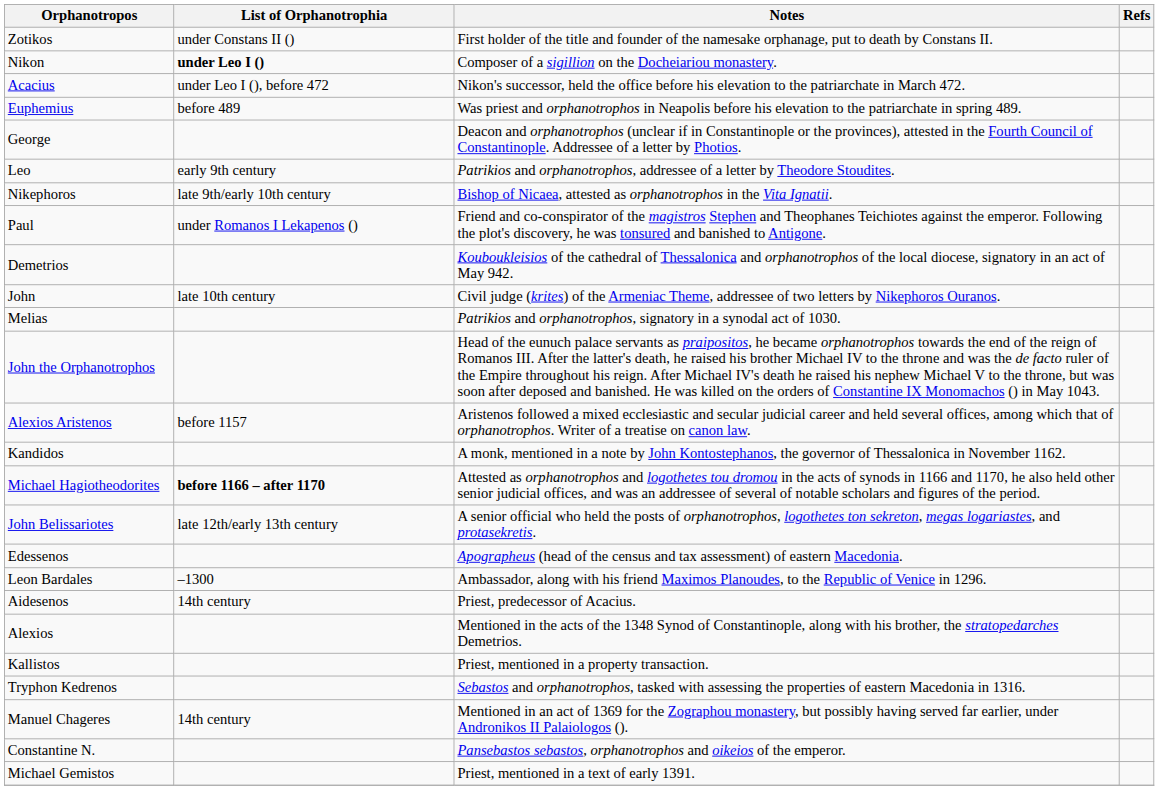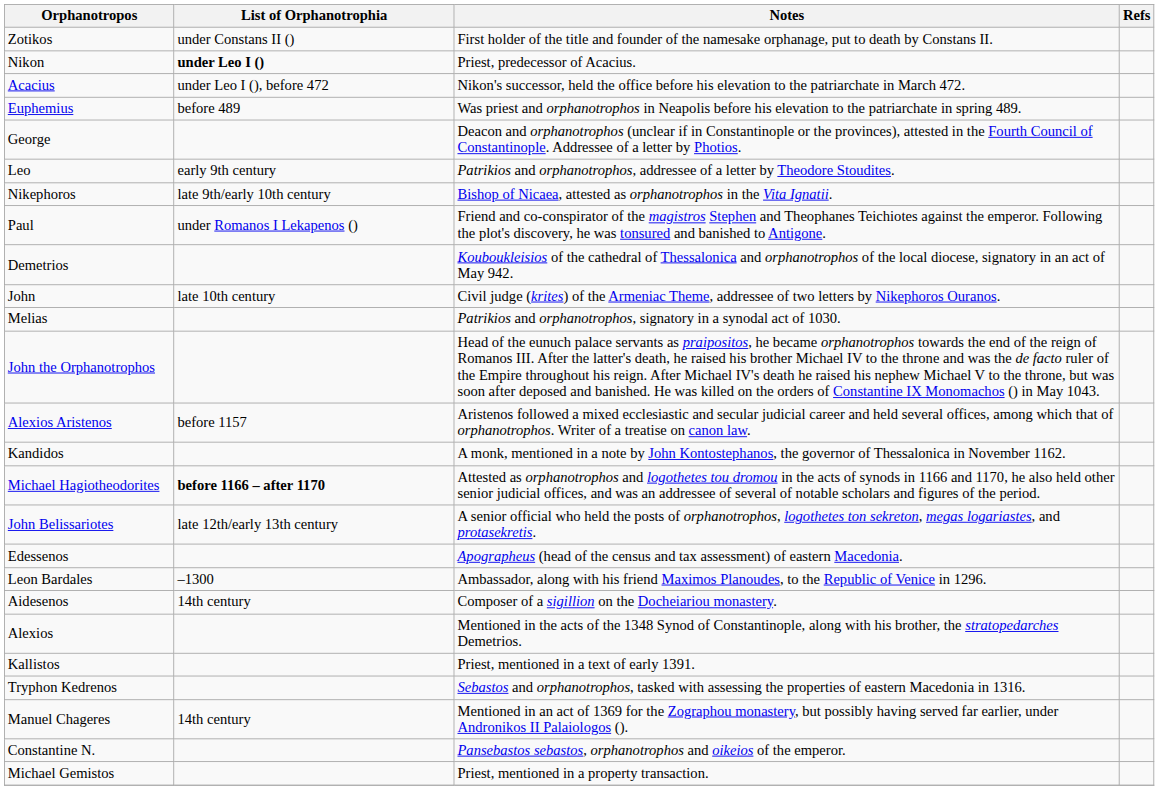(617, 62) Composer of a sigillion on the Docheiariou monastery. -> (547, 62) Priest, predecessor of Acacius.
(547, 602) Priest, predecessor of Acacius. -> (617, 602) Composer of a sigillion on the Docheiariou monastery.
(583, 664) Priest, mentioned in a property transaction. -> (576, 664) Priest, mentioned in a text of early 1391.
(576, 773) Priest, mentioned in a text of early 1391. -> (583, 773) Priest, mentioned in a property transaction.
